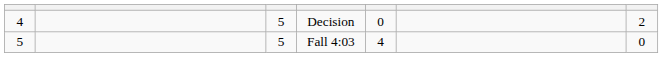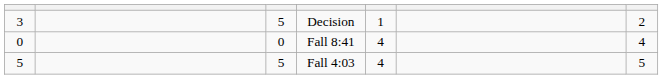(20, 21) 4 -> (20, 21) 3
(381, 21) 0 -> (381, 21) 1
+ row: (331, 42)
(642, 42) 0 -> (642, 63) 5
